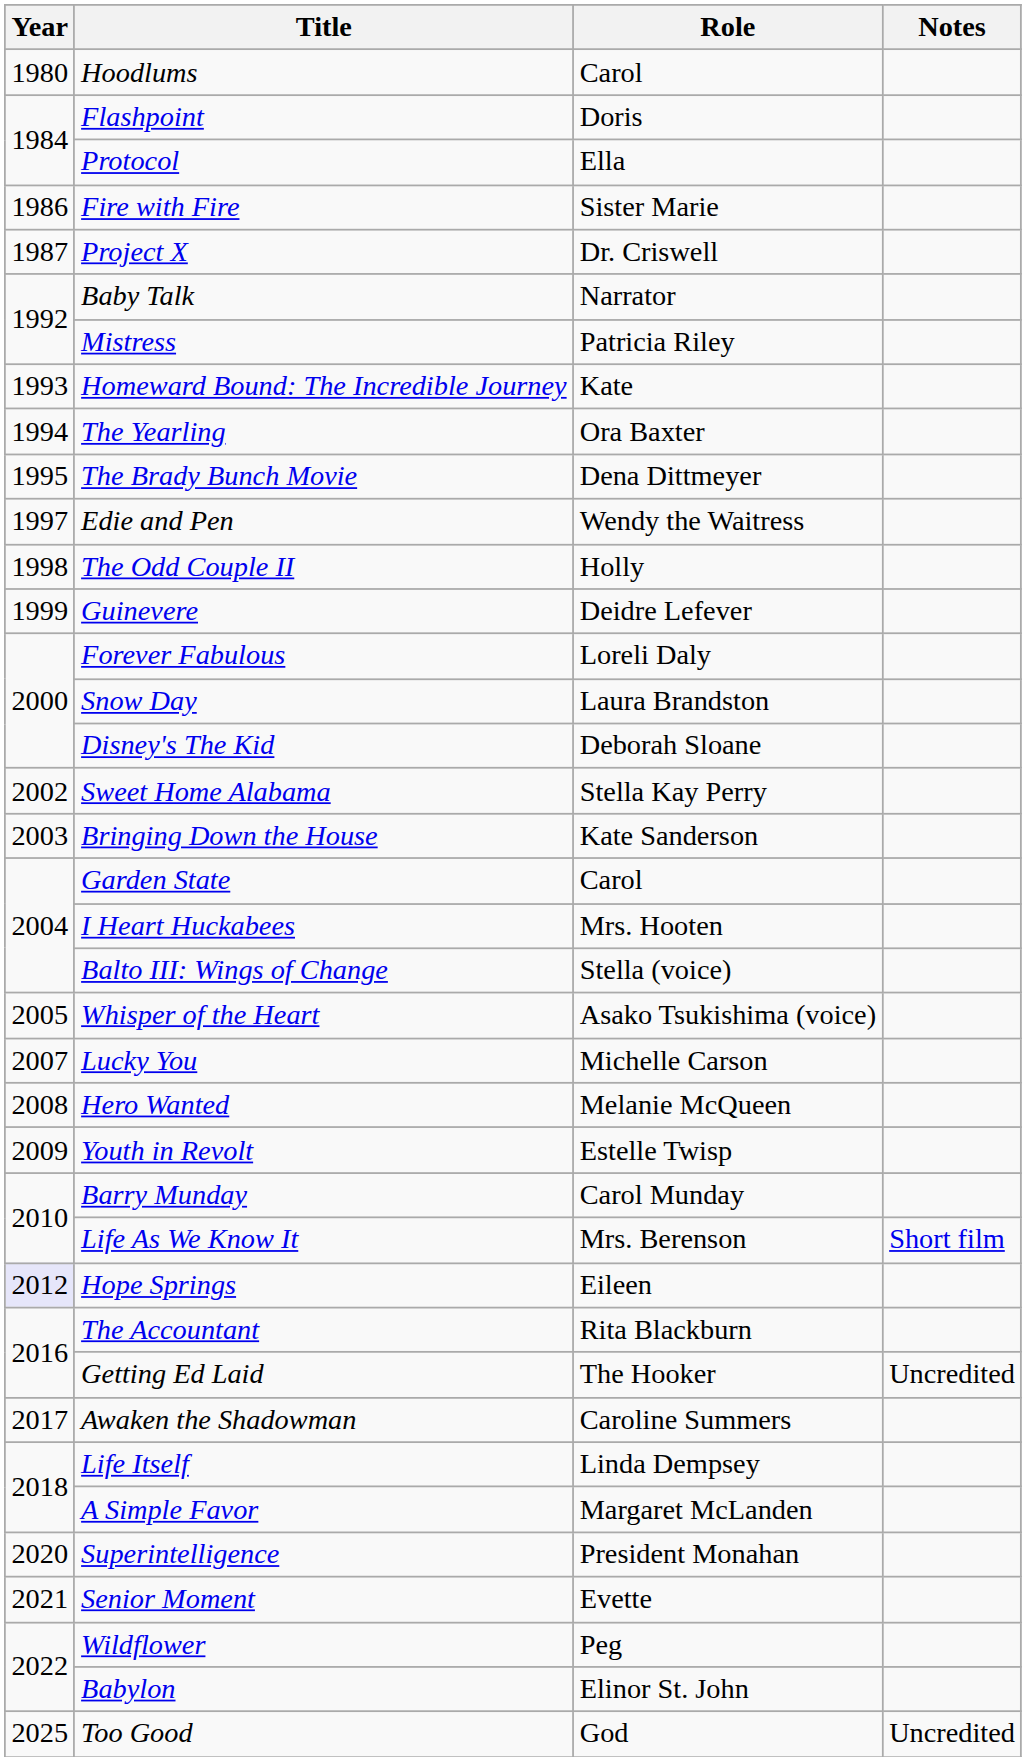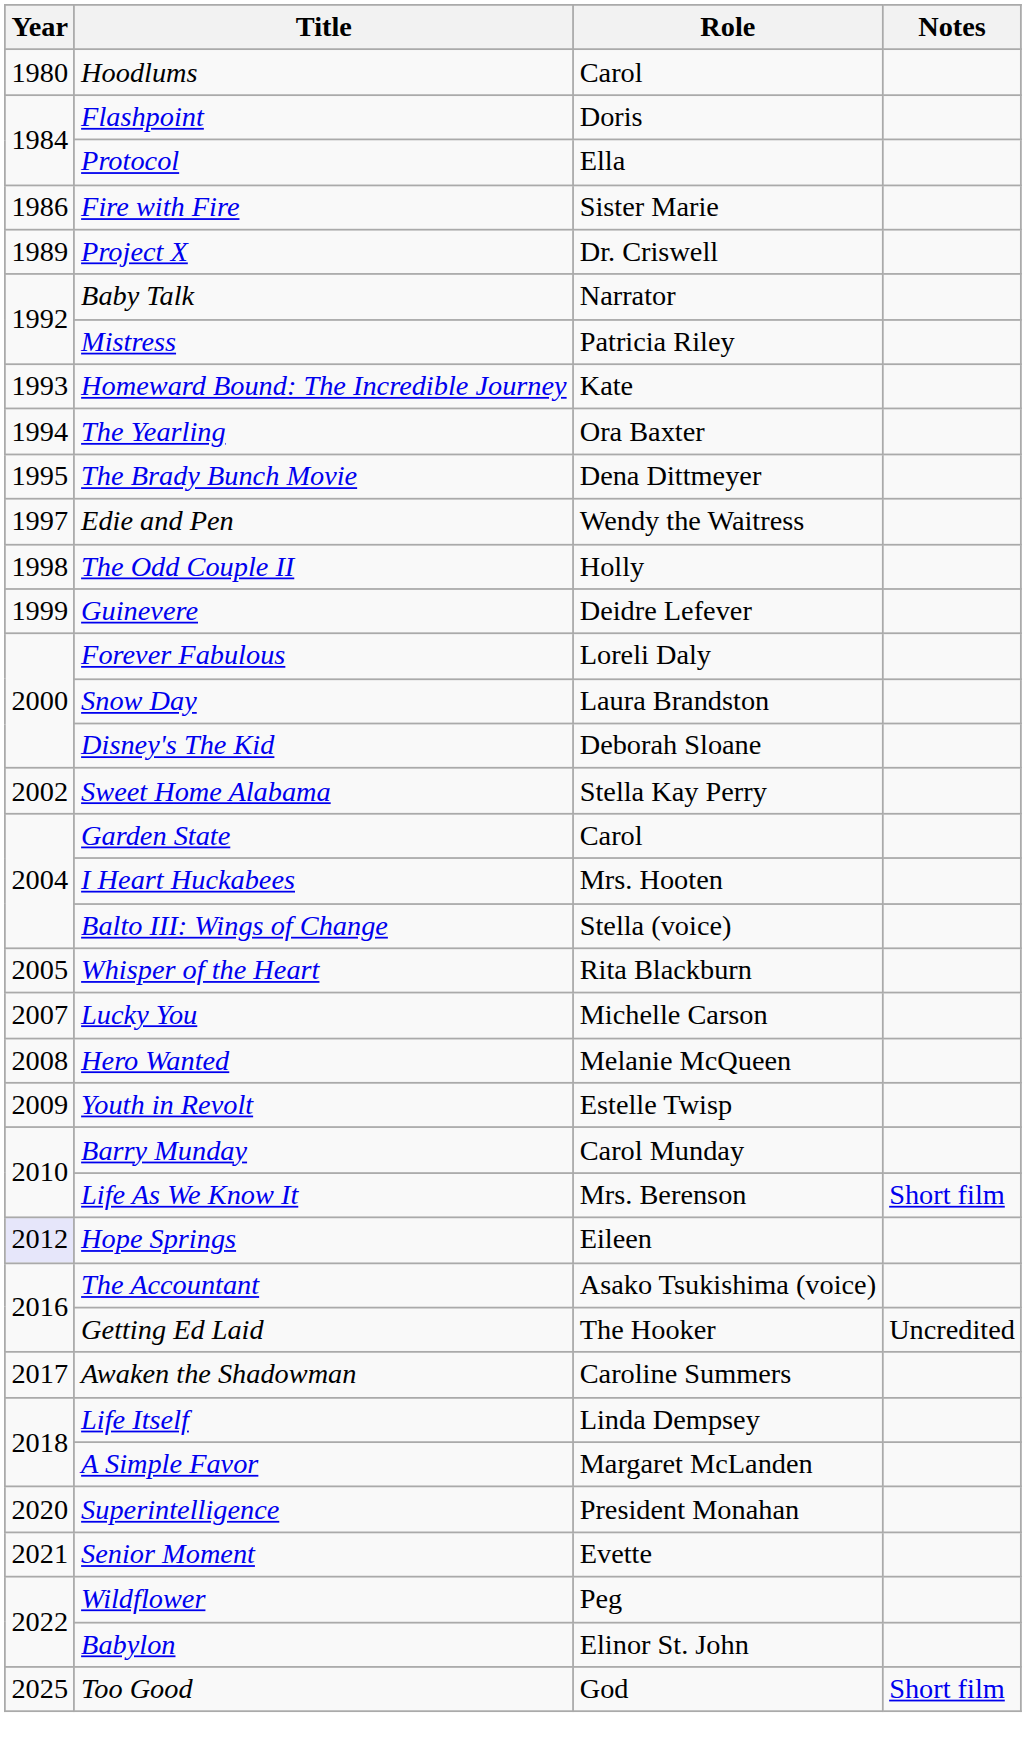(40, 251) 1987 -> (40, 251) 1989
- row: (229, 835)
(728, 1015) Asako Tsukishima (voice) -> (666, 970) Rita Blackburn
(666, 1329) Rita Blackburn -> (728, 1284) Asako Tsukishima (voice)
(952, 1733) Uncredited -> (947, 1688) Short film
